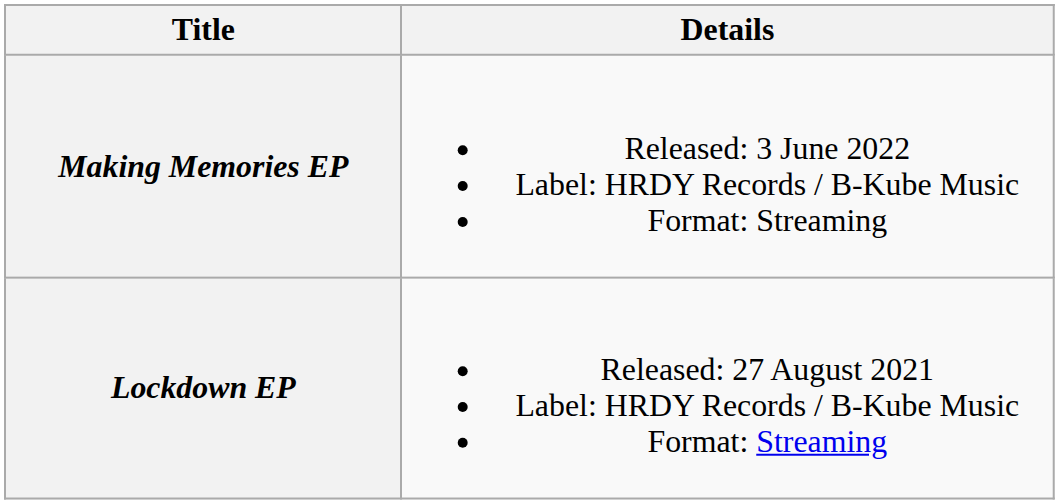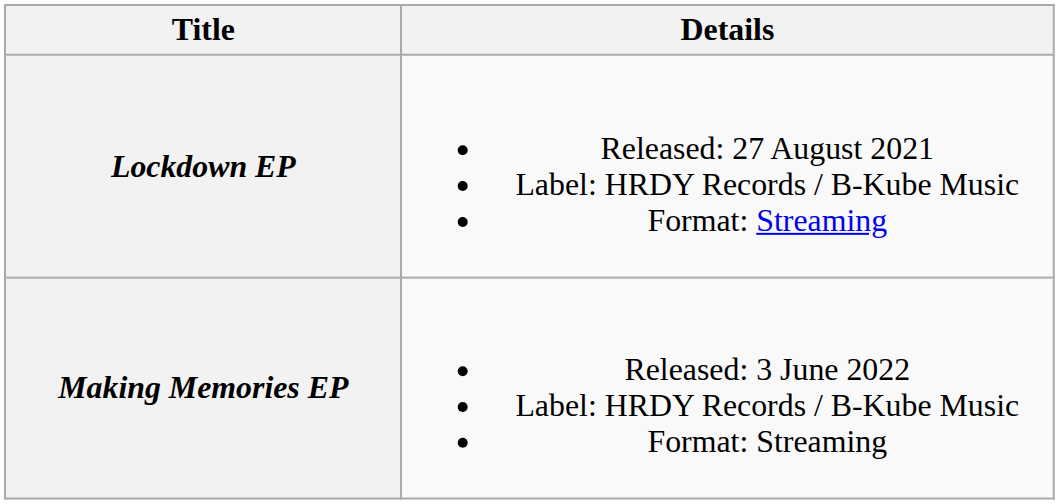rows swapped: (203, 387) <-> (203, 165)
